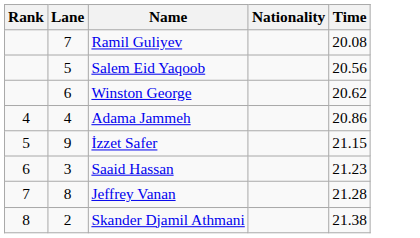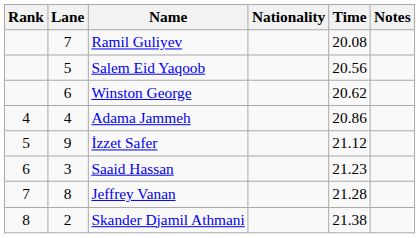+ column: (392, 17)
(350, 143) 21.15 -> (350, 143) 21.12
